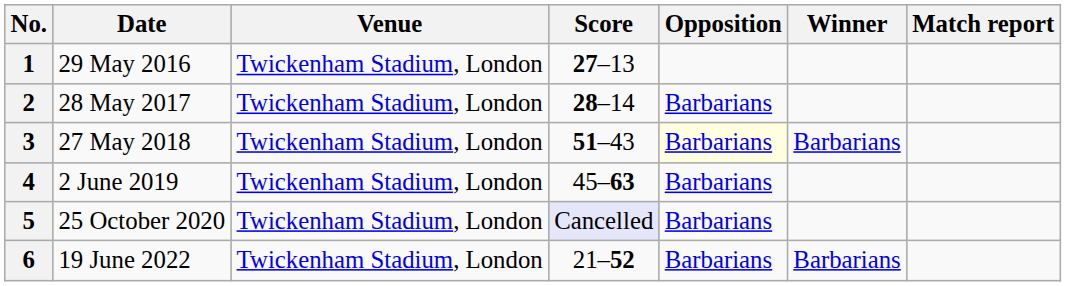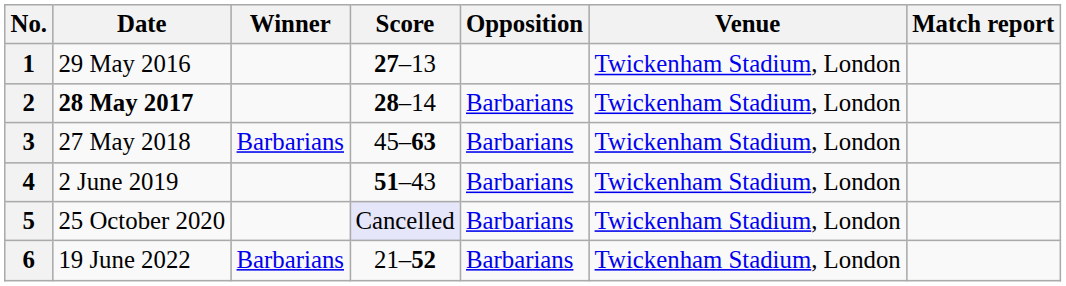columns swapped: (390, 24) <-> (847, 24)
(125, 102) normal -> (126, 102) bold
(604, 142) 51–43 -> (405, 142) 45–63
(718, 142) lightyellow background -> (520, 142) no background
(604, 181) 45–63 -> (405, 181) 51–43
